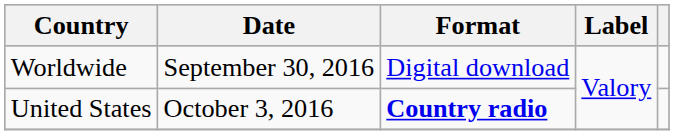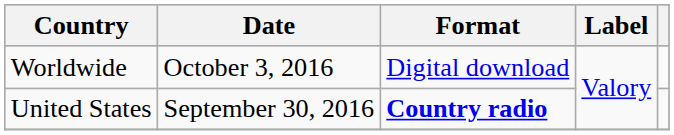(269, 66) September 30, 2016 -> (249, 66) October 3, 2016
(249, 108) October 3, 2016 -> (269, 108) September 30, 2016
